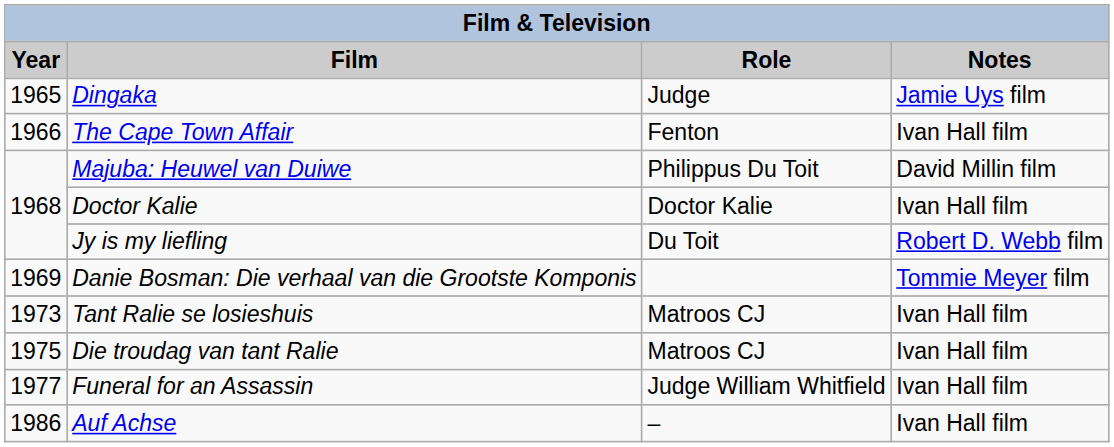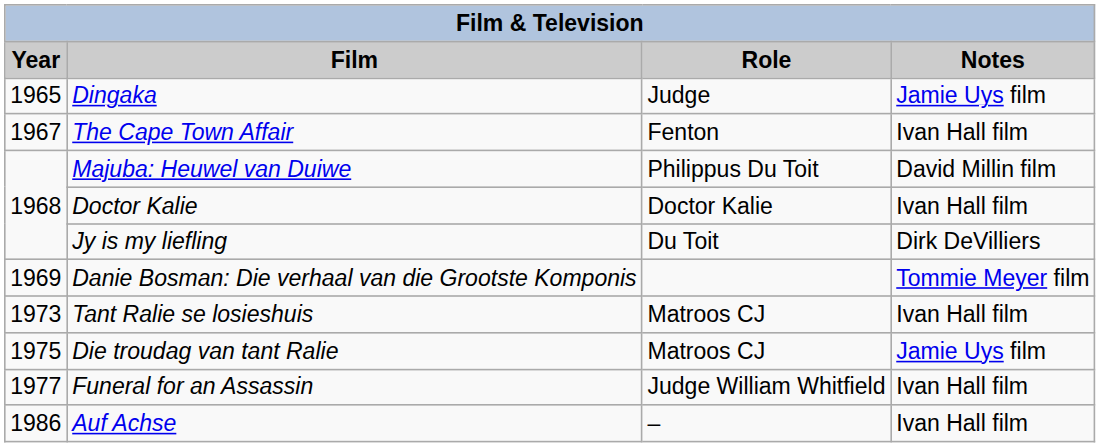(36, 133) 1966 -> (36, 133) 1967
(1000, 242) Robert D. Webb film -> (968, 242) Dirk DeVilliers
(962, 351) Ivan Hall film -> (971, 351) Jamie Uys film
